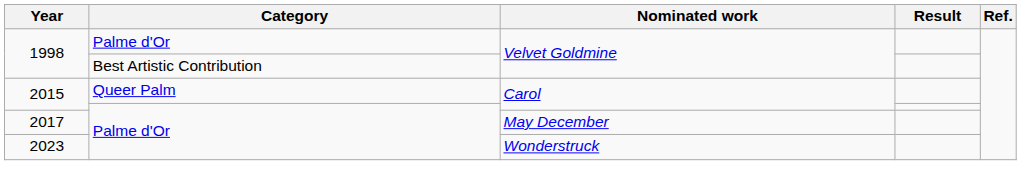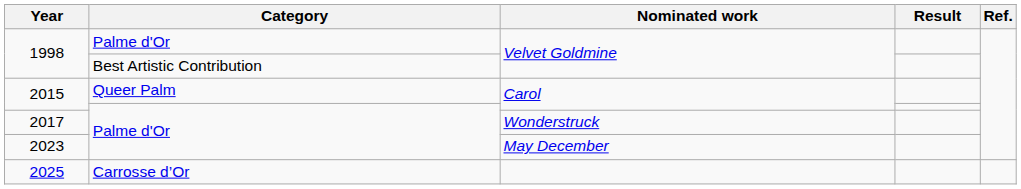(556, 122) May December -> (551, 122) Wonderstruck
(551, 147) Wonderstruck -> (556, 147) May December
+ row: (47, 171)
